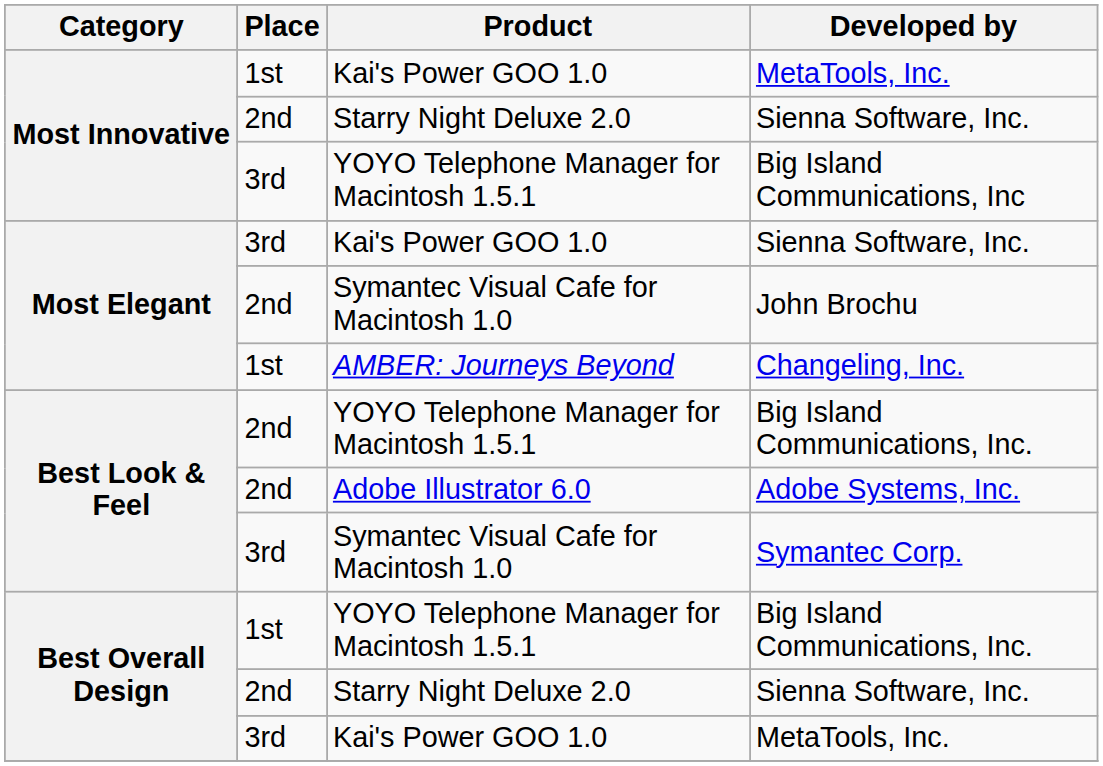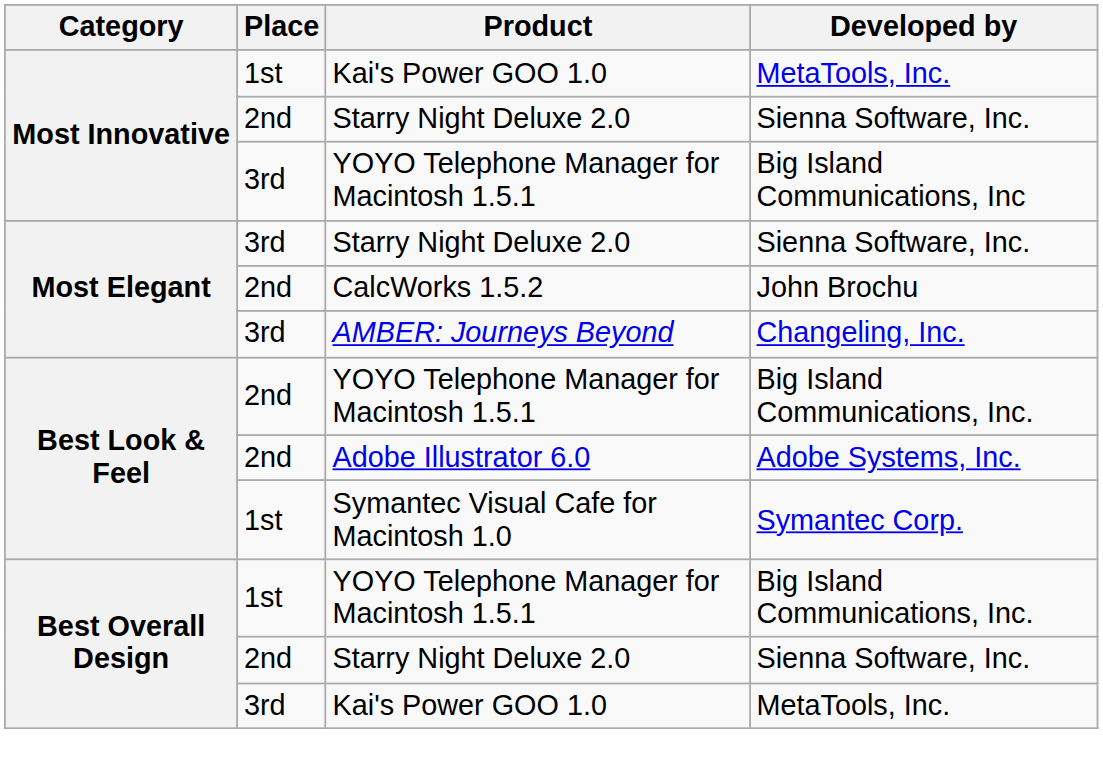(470, 242) Kai's Power GOO 1.0 -> (481, 242) Starry Night Deluxe 2.0
(495, 304) Symantec Visual Cafe for Macintosh 1.0 -> (438, 288) CalcWorks 1.5.2
(264, 366) 1st -> (265, 333) 3rd
(265, 551) 3rd -> (263, 519) 1st
